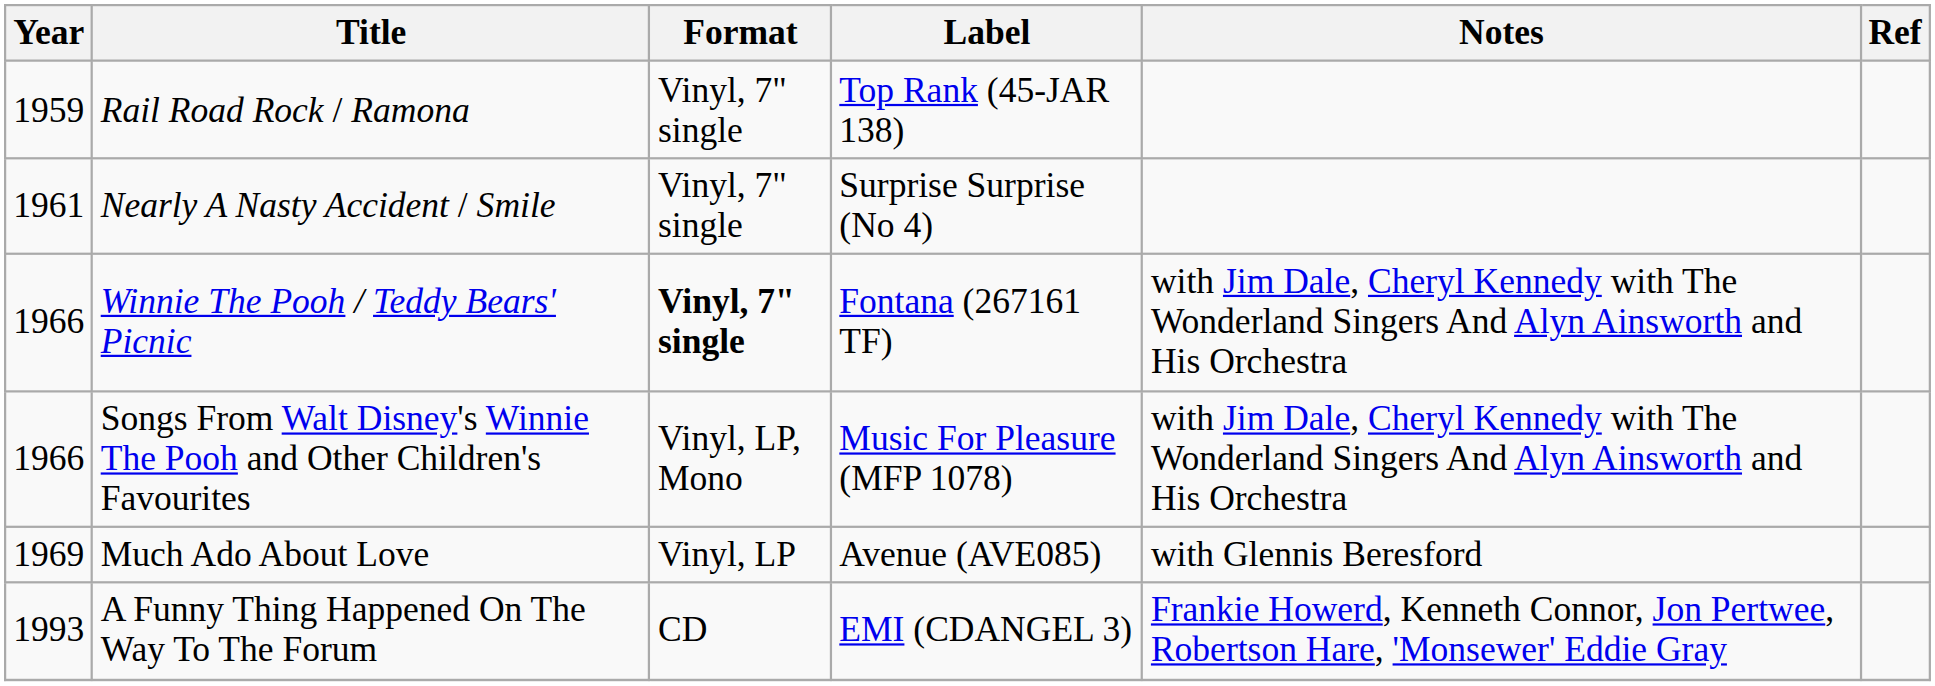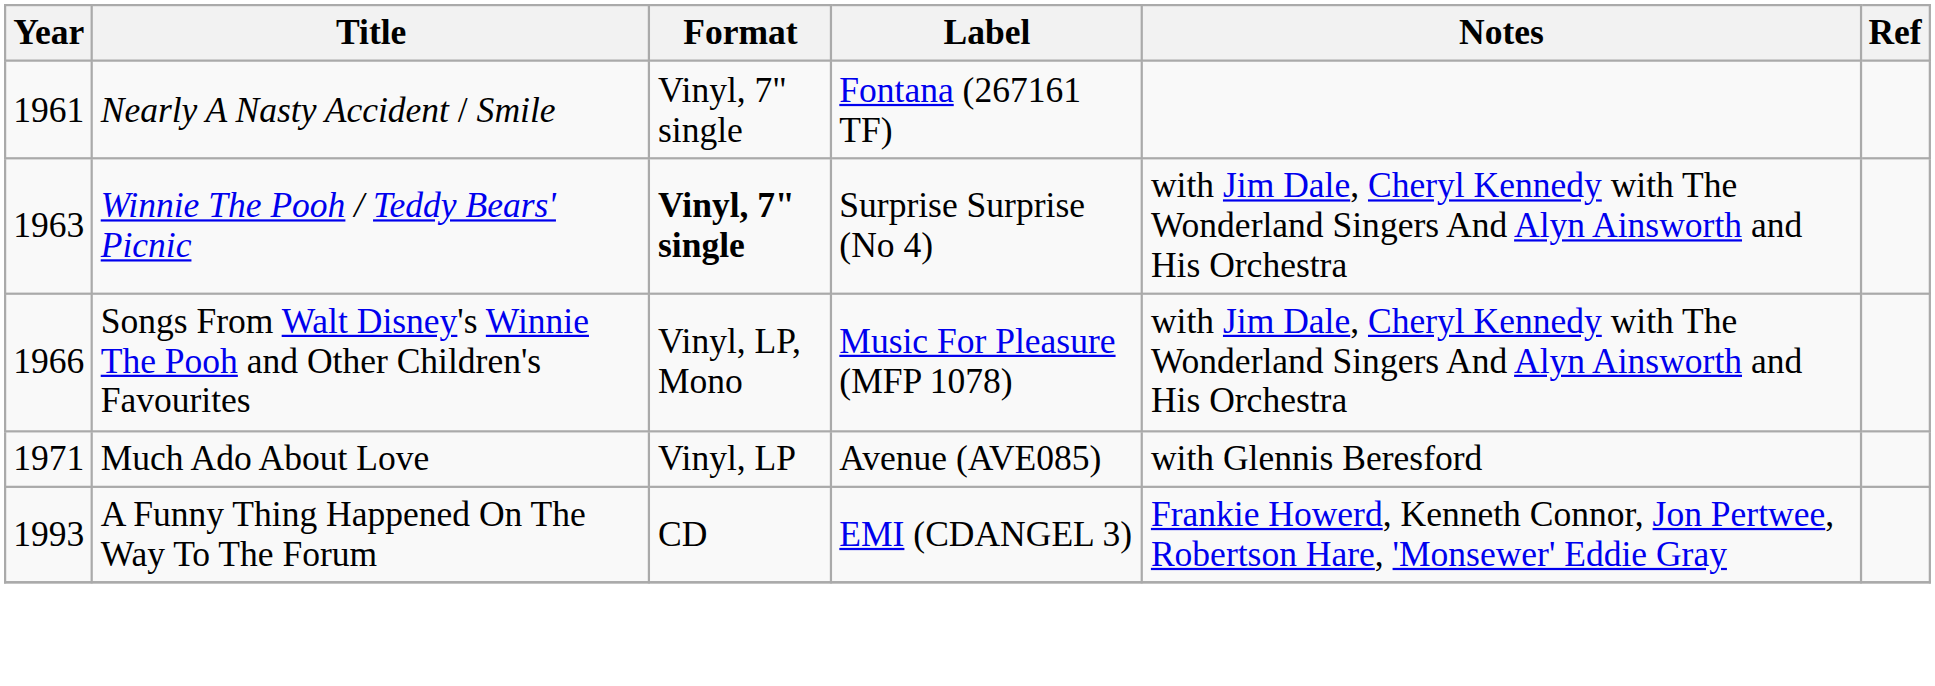- row: (285, 108)
(962, 205) Surprise Surprise (No 4) -> (960, 108) Fontana (267161 TF)
(49, 321) 1966 -> (49, 225) 1963
(960, 321) Fontana (267161 TF) -> (962, 225) Surprise Surprise (No 4)
(49, 554) 1969 -> (49, 457) 1971
